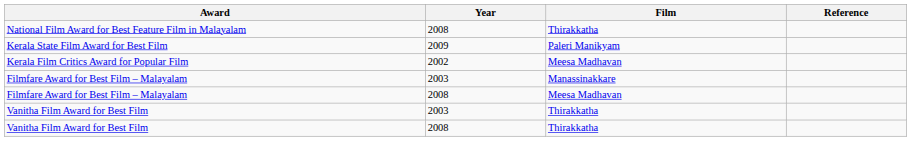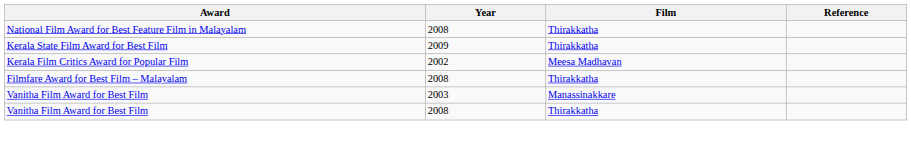(584, 45) Paleri Manikyam -> (573, 45) Thirakkatha
- row: (97, 78)
(585, 95) Meesa Madhavan -> (573, 78) Thirakkatha
(573, 111) Thirakkatha -> (582, 95) Manassinakkare
